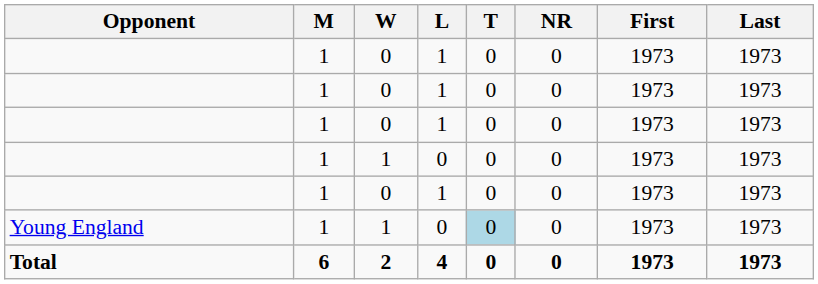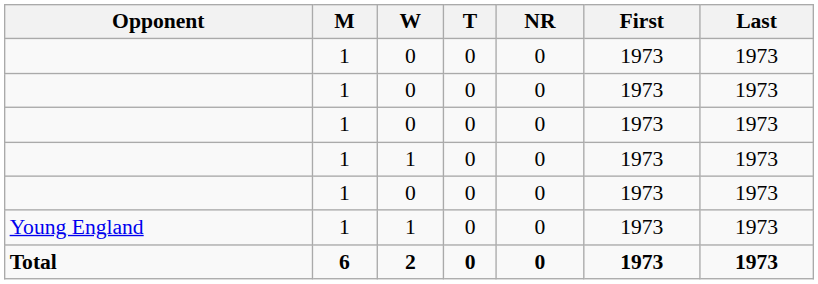- column: (442, 21)
(491, 227) lightblue background -> (470, 227) no background
